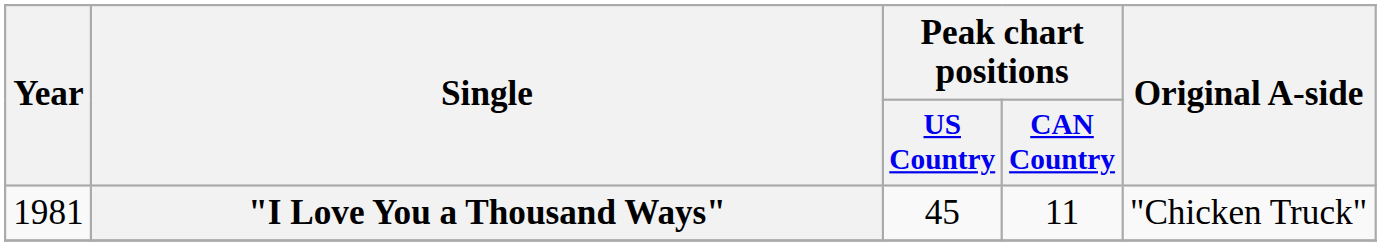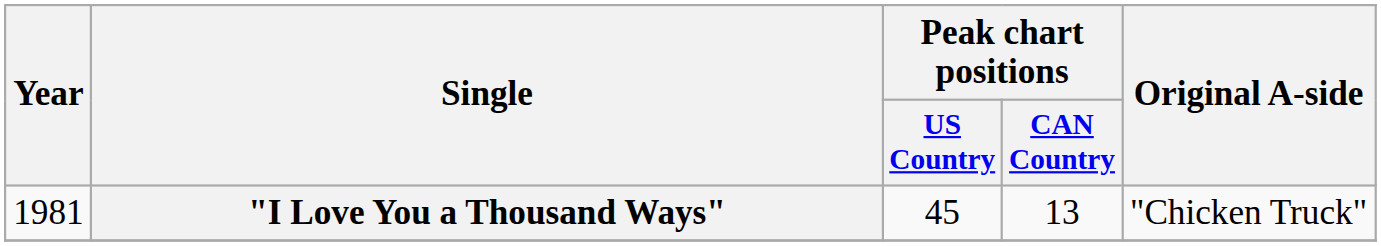(1062, 212) 11 -> (1062, 212) 13
